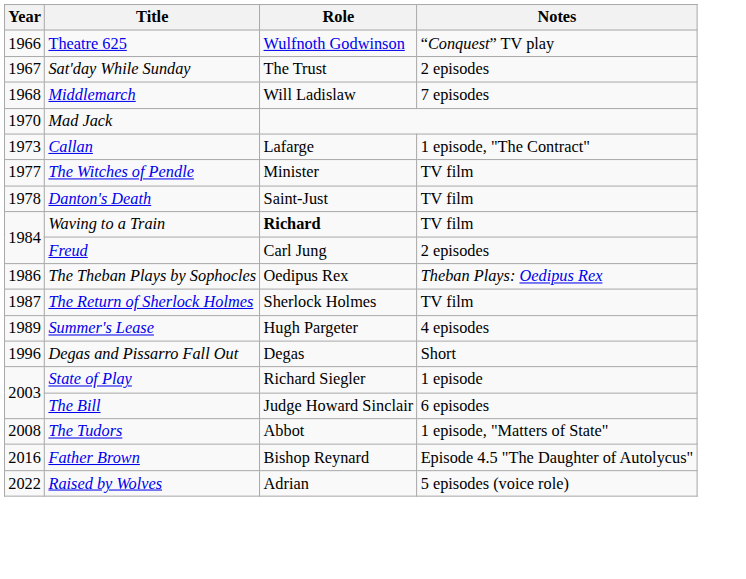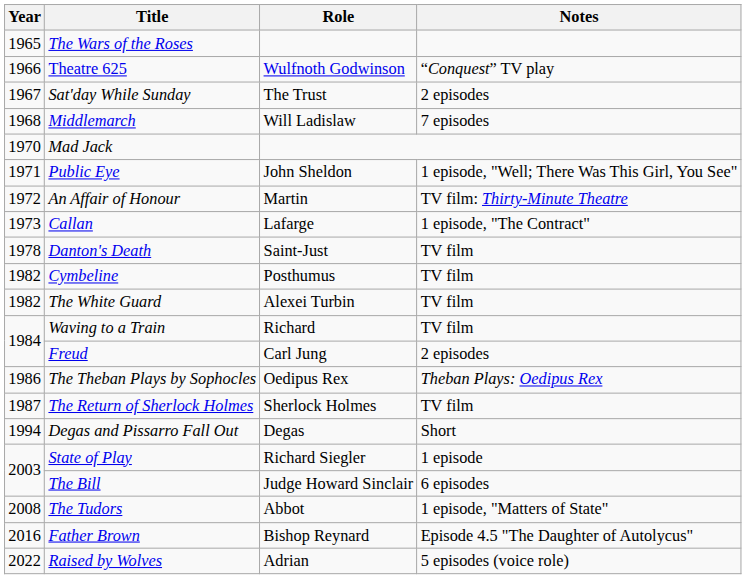+ row: (121, 43)
+ row: (84, 172)
+ row: (114, 198)
- row: (121, 172)
+ row: (83, 276)
+ row: (105, 302)
(292, 224) bold -> (289, 328) normal
- row: (101, 328)
(25, 353) 1996 -> (25, 431) 1994
